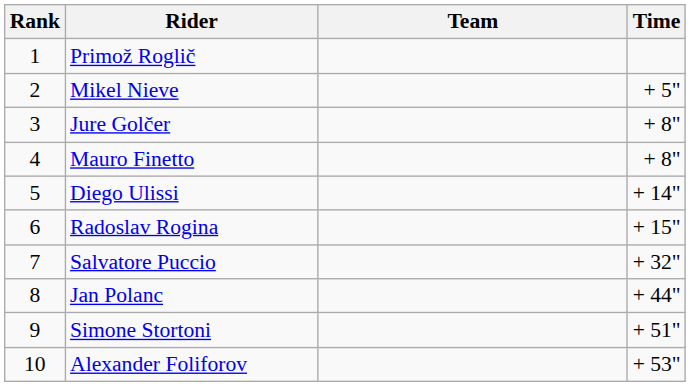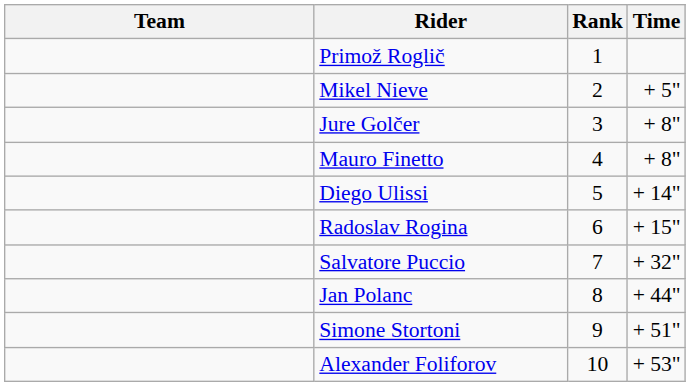columns swapped: (35, 21) <-> (473, 21)
